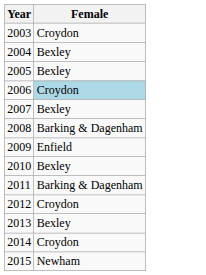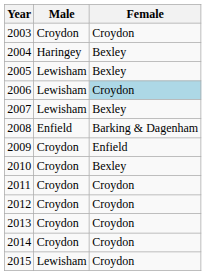+ column: (62, 14)
(90, 185) Barking & Dagenham -> (113, 185) Croydon
(54, 223) Bexley -> (113, 223) Croydon
(58, 261) Newham -> (113, 261) Croydon
